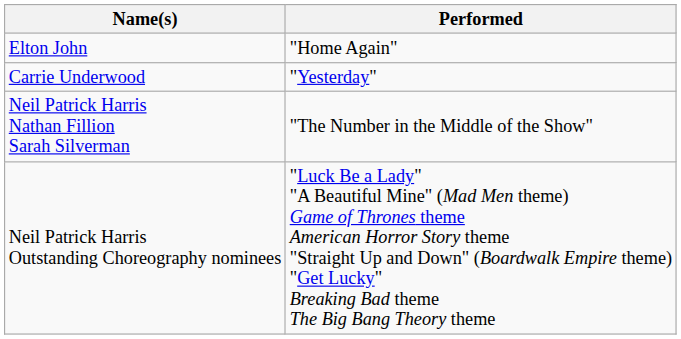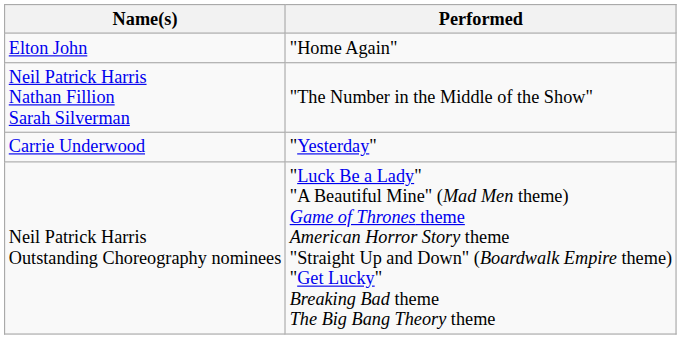rows swapped: (78, 126) <-> (77, 76)
